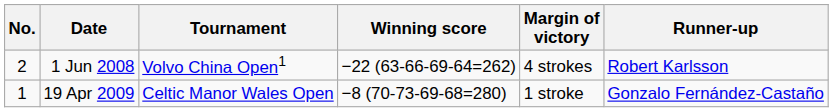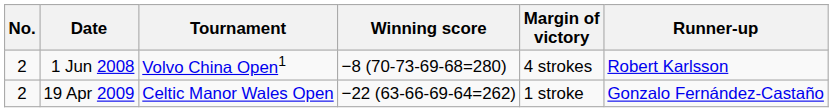(429, 65) −22 (63-66-69-64=262) -> (424, 65) −8 (70-73-69-68=280)
(22, 94) 1 -> (22, 94) 2
(424, 94) −8 (70-73-69-68=280) -> (429, 94) −22 (63-66-69-64=262)
